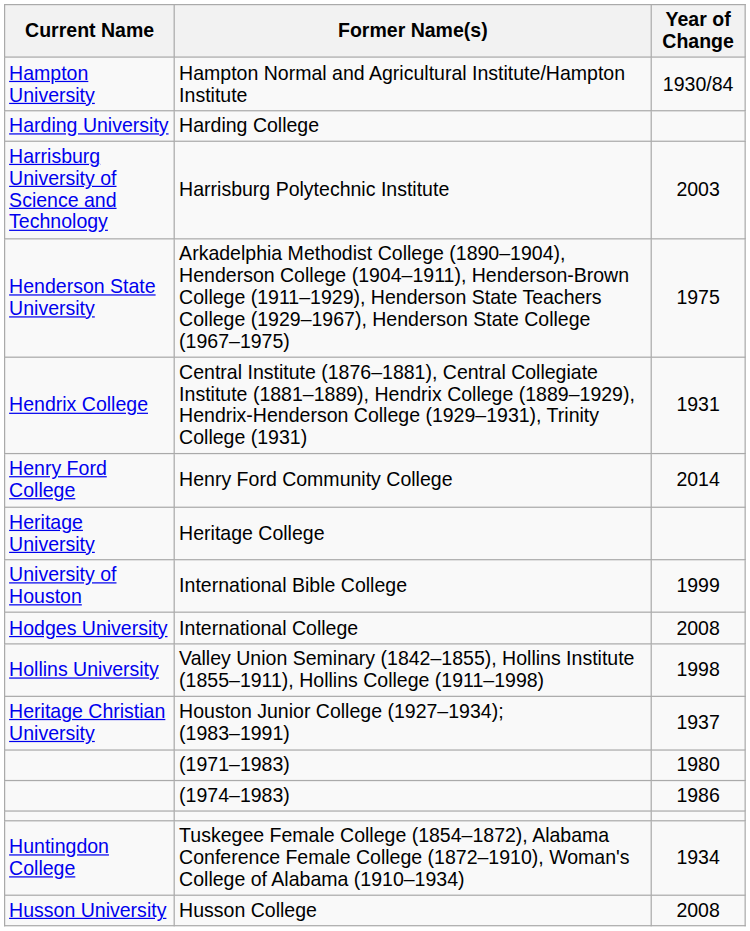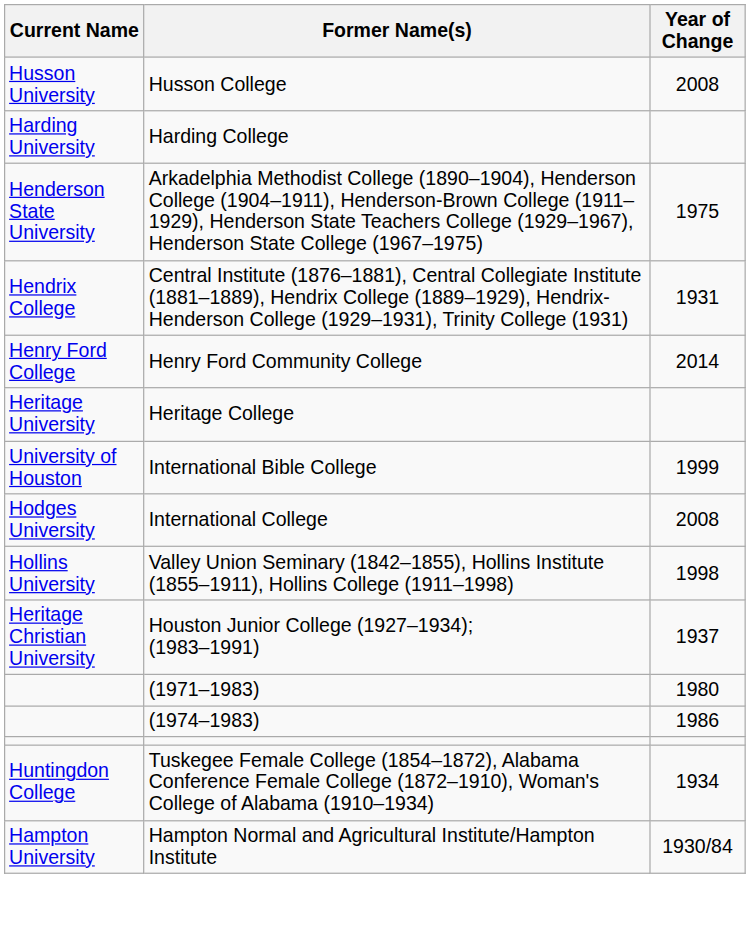rows swapped: (402, 83) <-> (248, 910)
- row: (314, 189)
